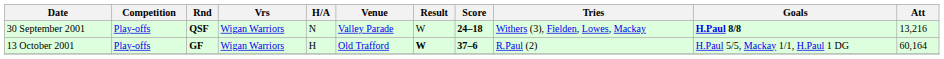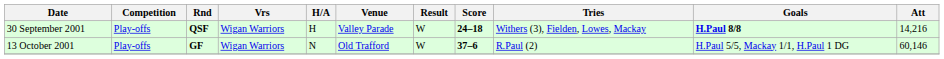(312, 28) N -> (312, 28) H
(913, 28) 13,216 -> (913, 28) 14,216
(312, 45) H -> (312, 45) N
(421, 45) bold -> (421, 45) normal
(913, 45) 60,164 -> (913, 45) 60,146
